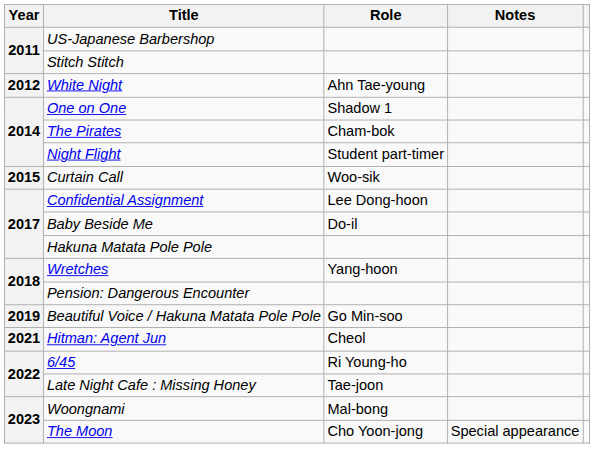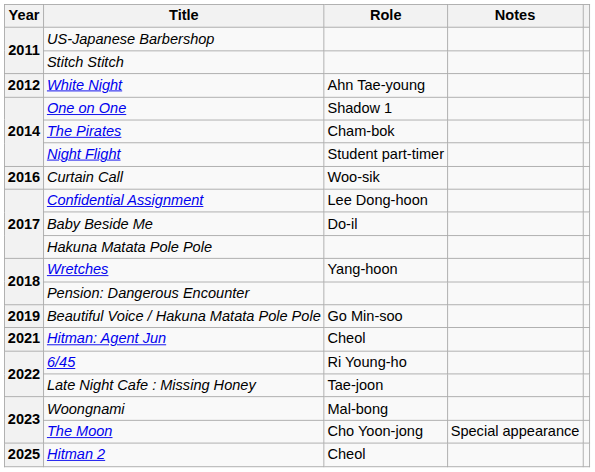(24, 177) 2015 -> (24, 177) 2016
+ row: (76, 454)
